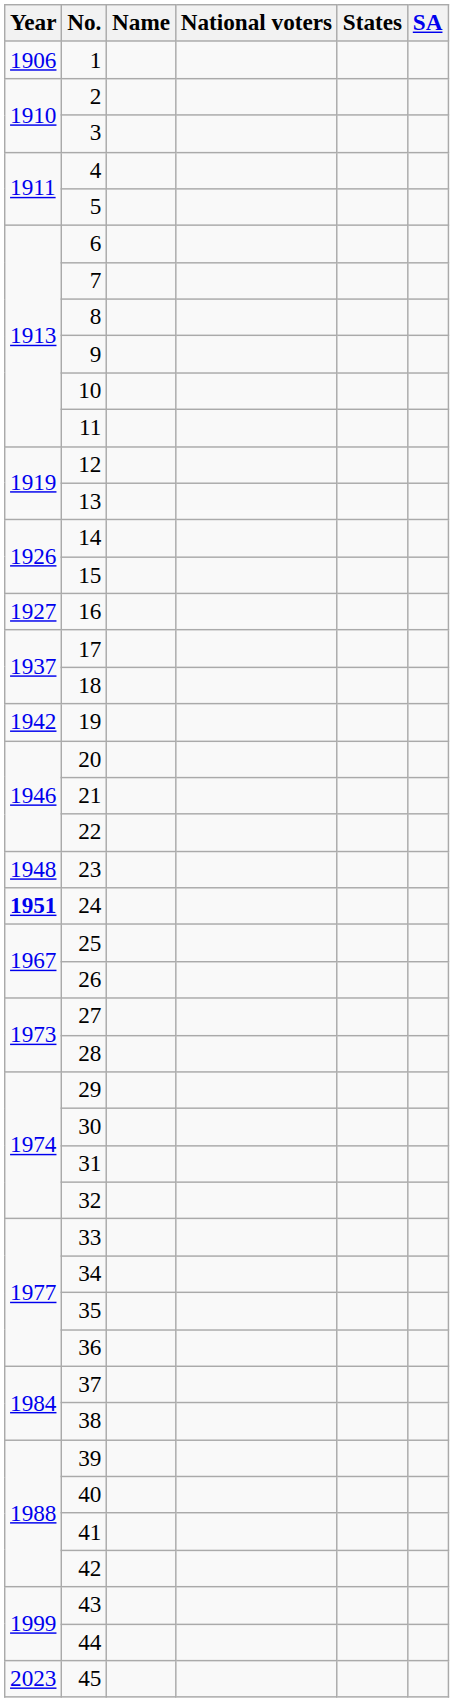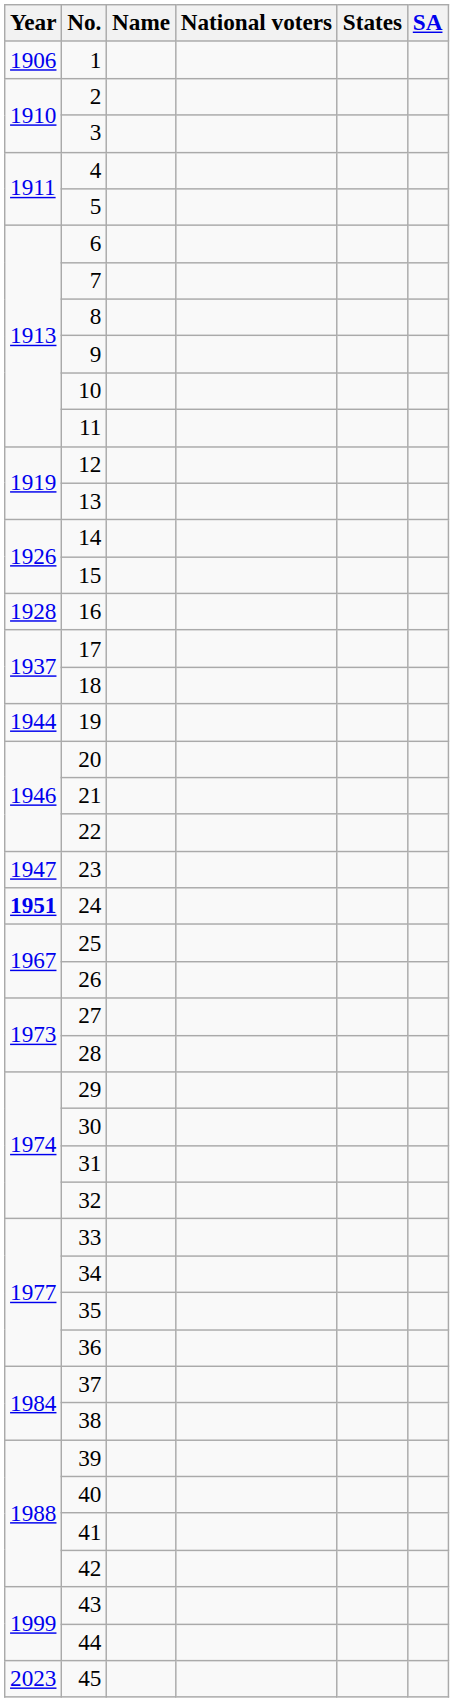(33, 611) 1927 -> (33, 611) 1928
(33, 721) 1942 -> (33, 721) 1944
(33, 869) 1948 -> (33, 869) 1947
